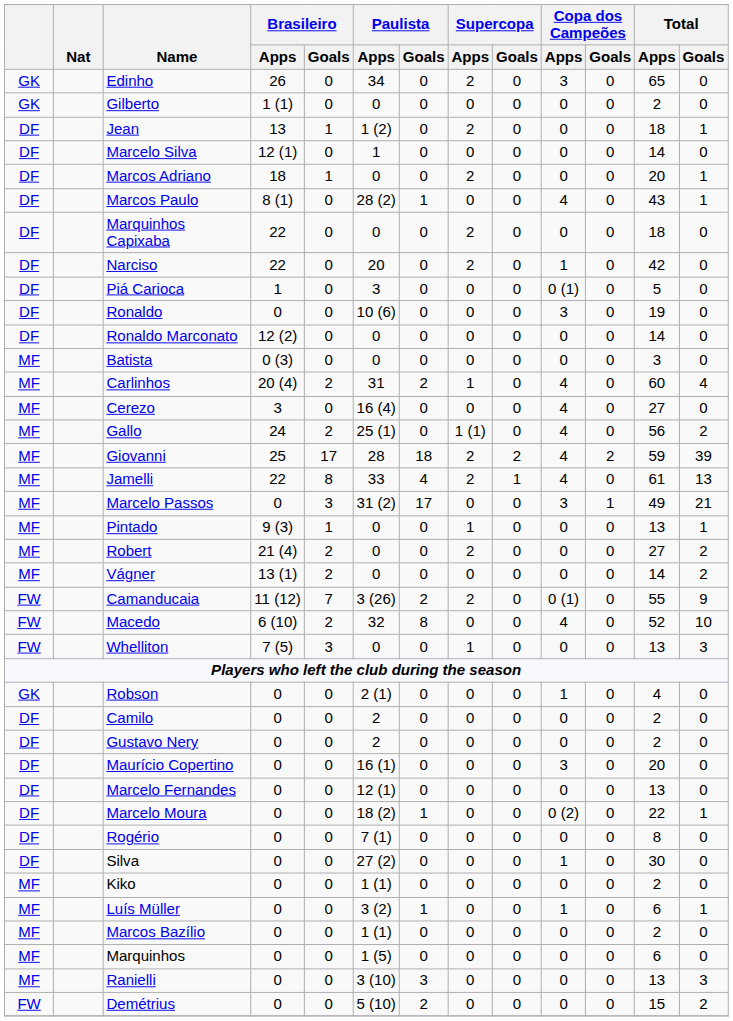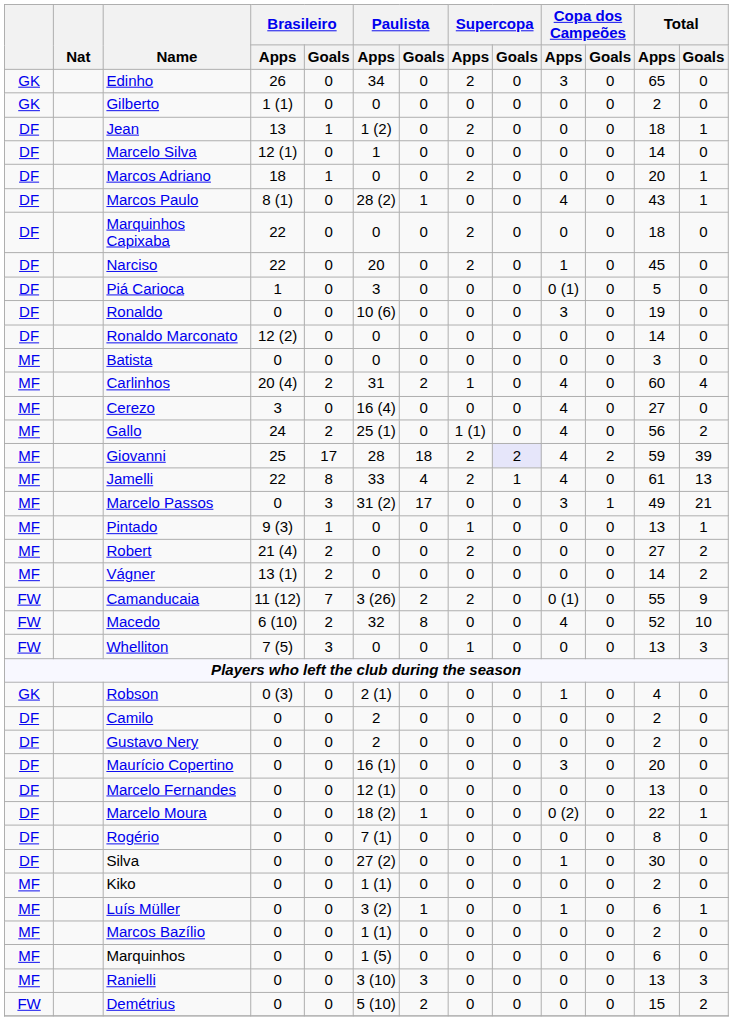(657, 264) 42 -> (657, 264) 45
(278, 360) 0 (3) -> (278, 360) 0
(517, 455) no background -> (517, 455) lavender background
(278, 694) 0 -> (278, 694) 0 (3)
